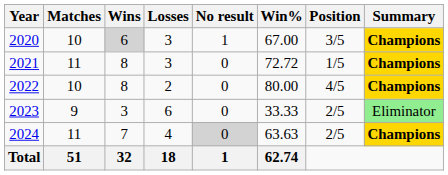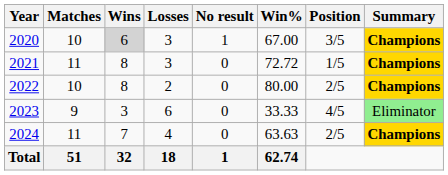(335, 87) 4/5 -> (335, 87) 2/5
(335, 110) 2/5 -> (335, 110) 4/5
(225, 134) lightgrey background -> (225, 134) no background
